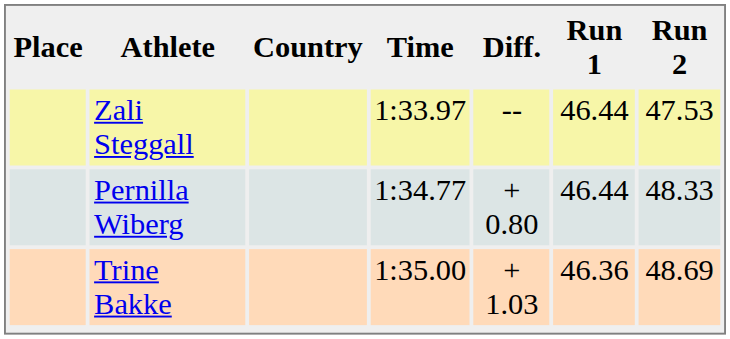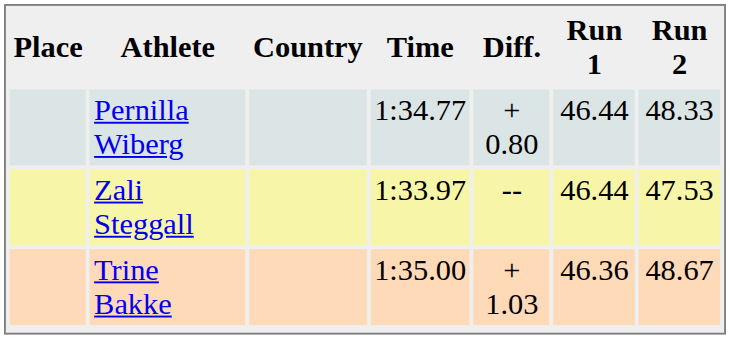rows swapped: (144, 127) <-> (141, 206)
(680, 269) 48.69 -> (680, 269) 48.67
